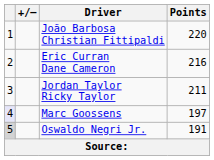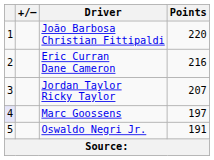(197, 92) 211 -> (197, 92) 207
(10, 131) lightgrey background -> (10, 131) no background
